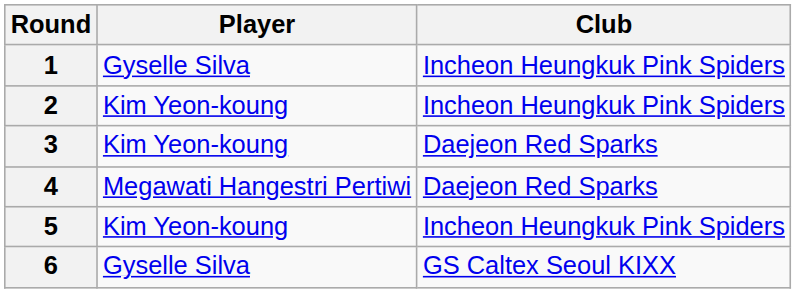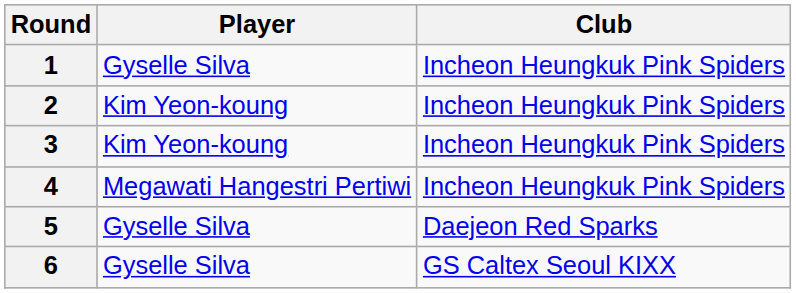(540, 145) Daejeon Red Sparks -> (604, 145) Incheon Heungkuk Pink Spiders
(540, 186) Daejeon Red Sparks -> (604, 186) Incheon Heungkuk Pink Spiders
(196, 226) Kim Yeon-koung -> (176, 226) Gyselle Silva
(604, 226) Incheon Heungkuk Pink Spiders -> (540, 226) Daejeon Red Sparks
